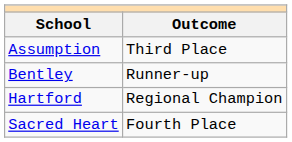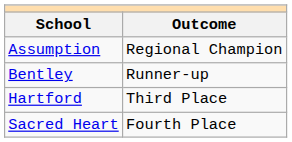(177, 50) Third Place -> (204, 50) Regional Champion
(204, 100) Regional Champion -> (177, 100) Third Place
